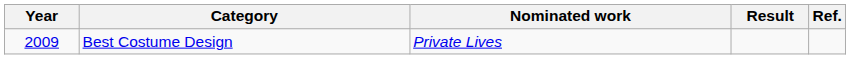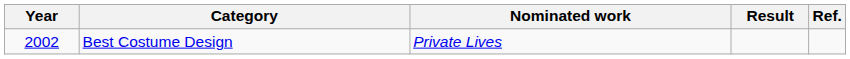(42, 41) 2009 -> (42, 41) 2002
